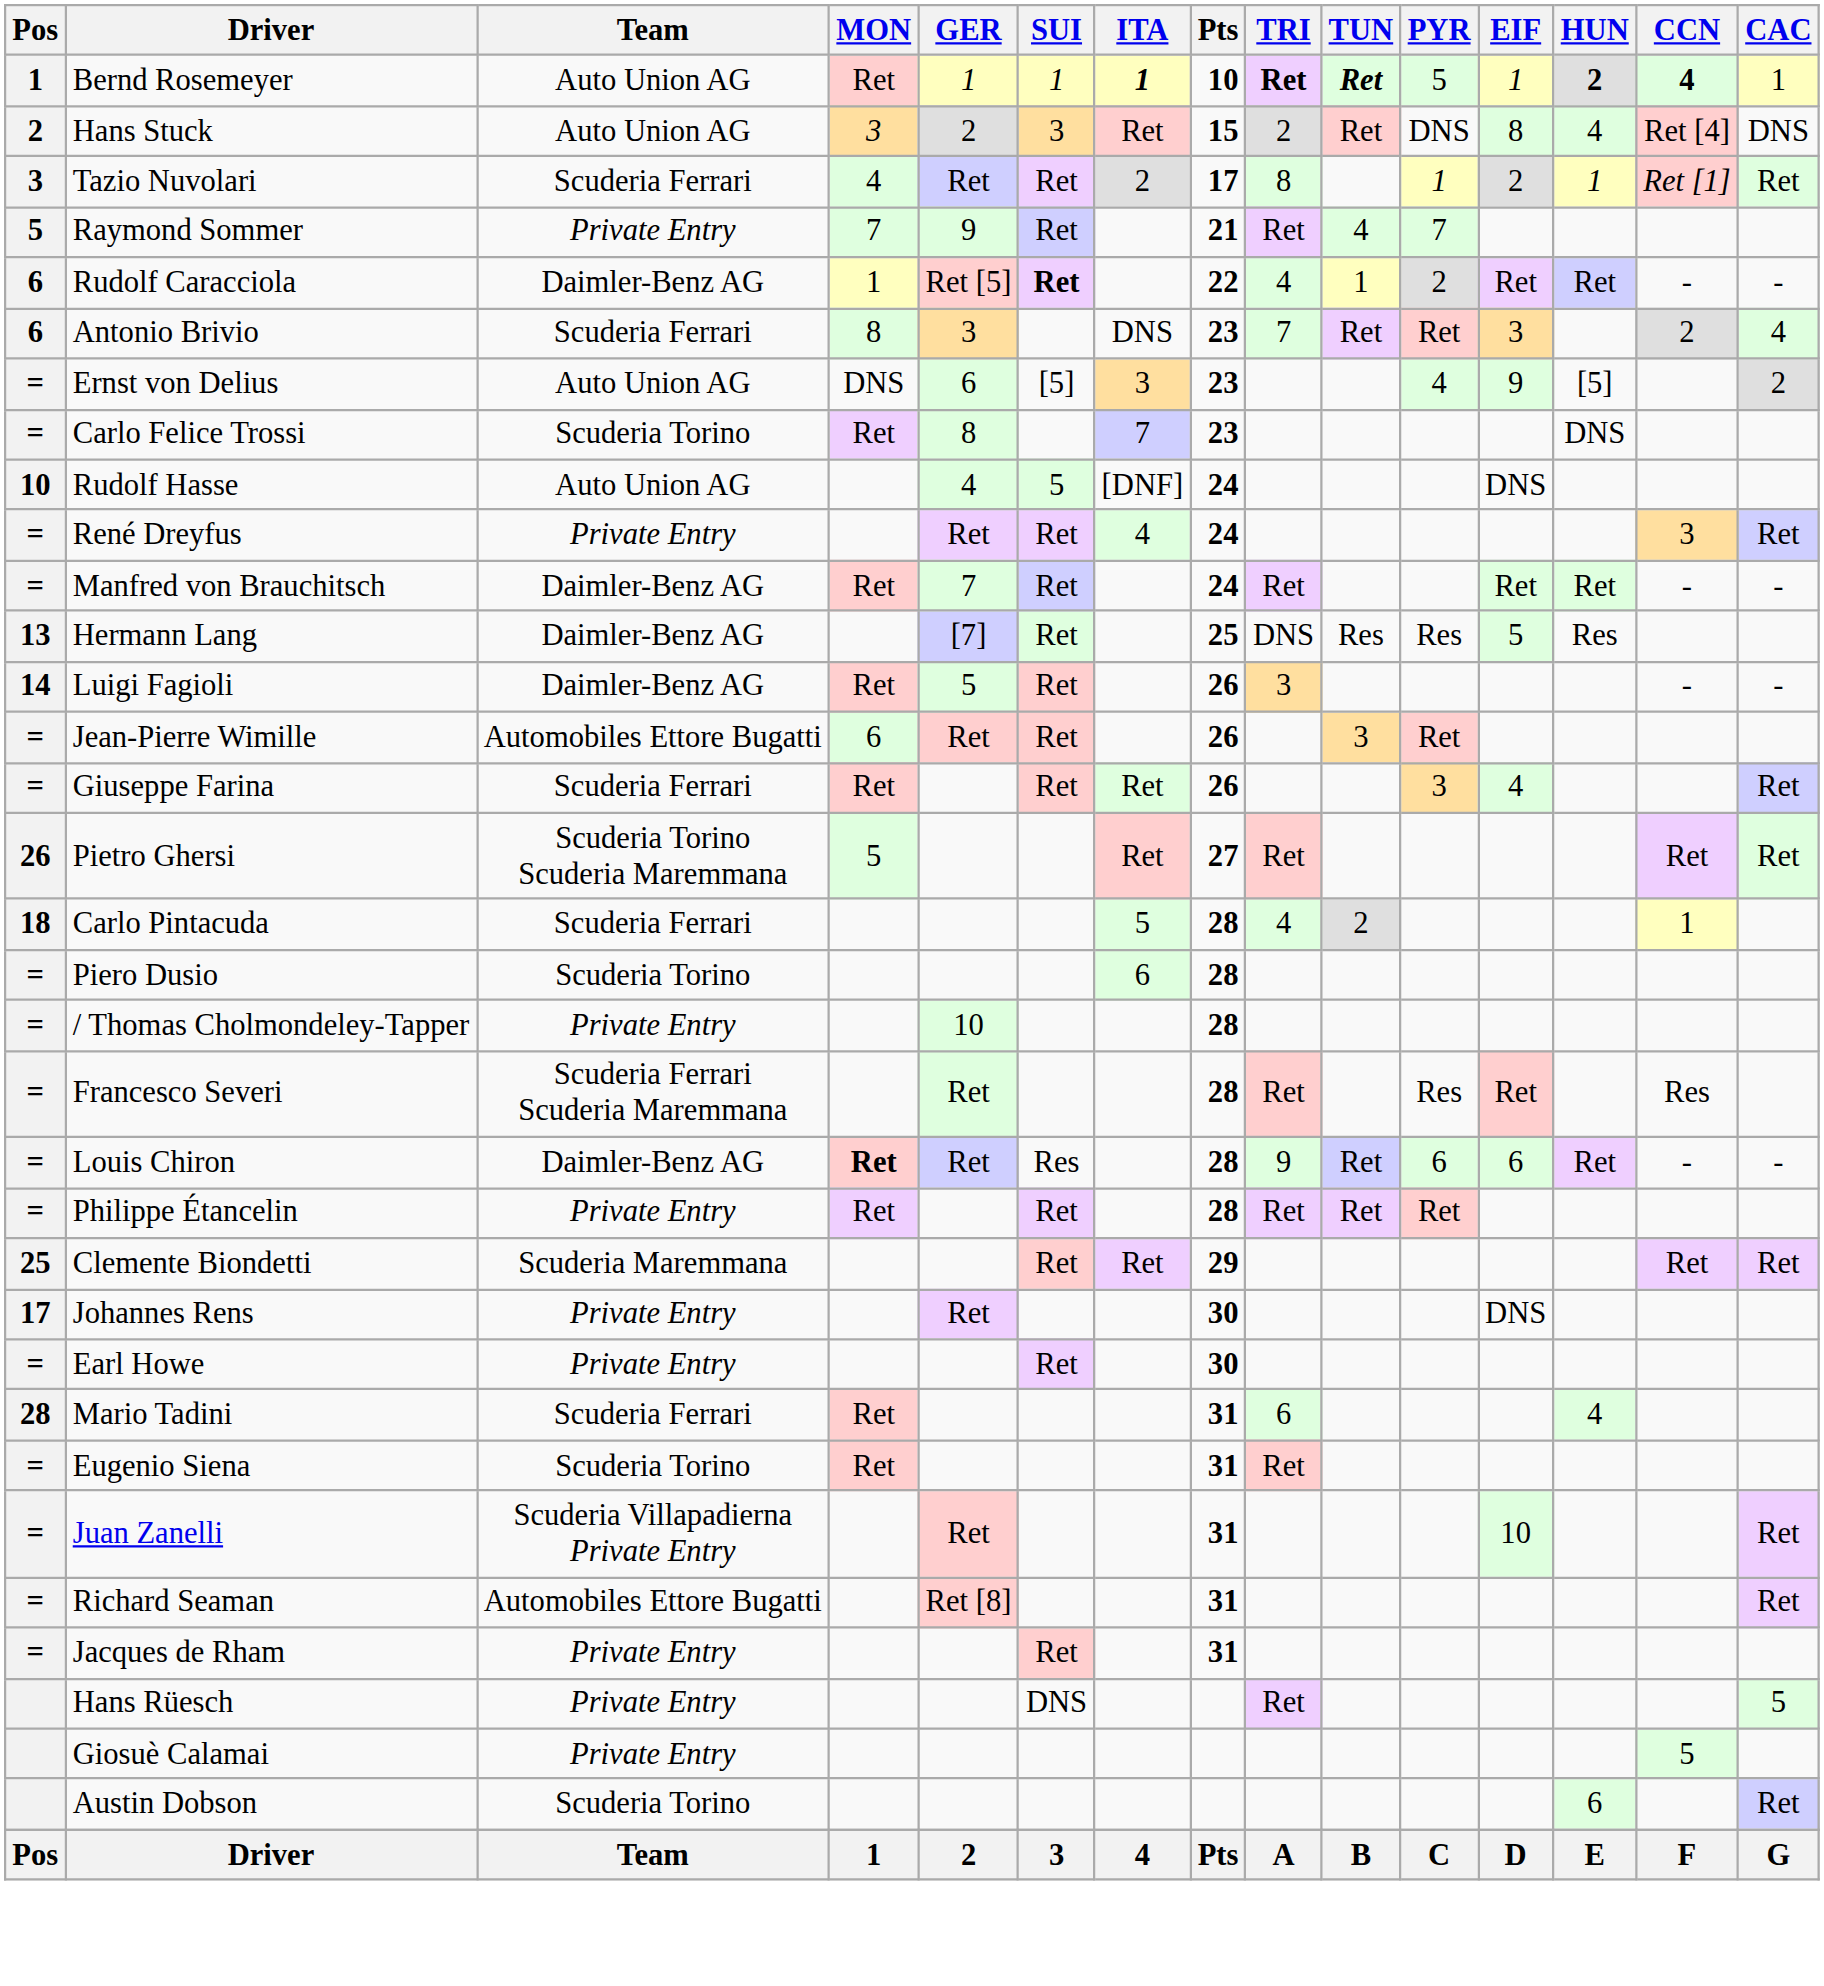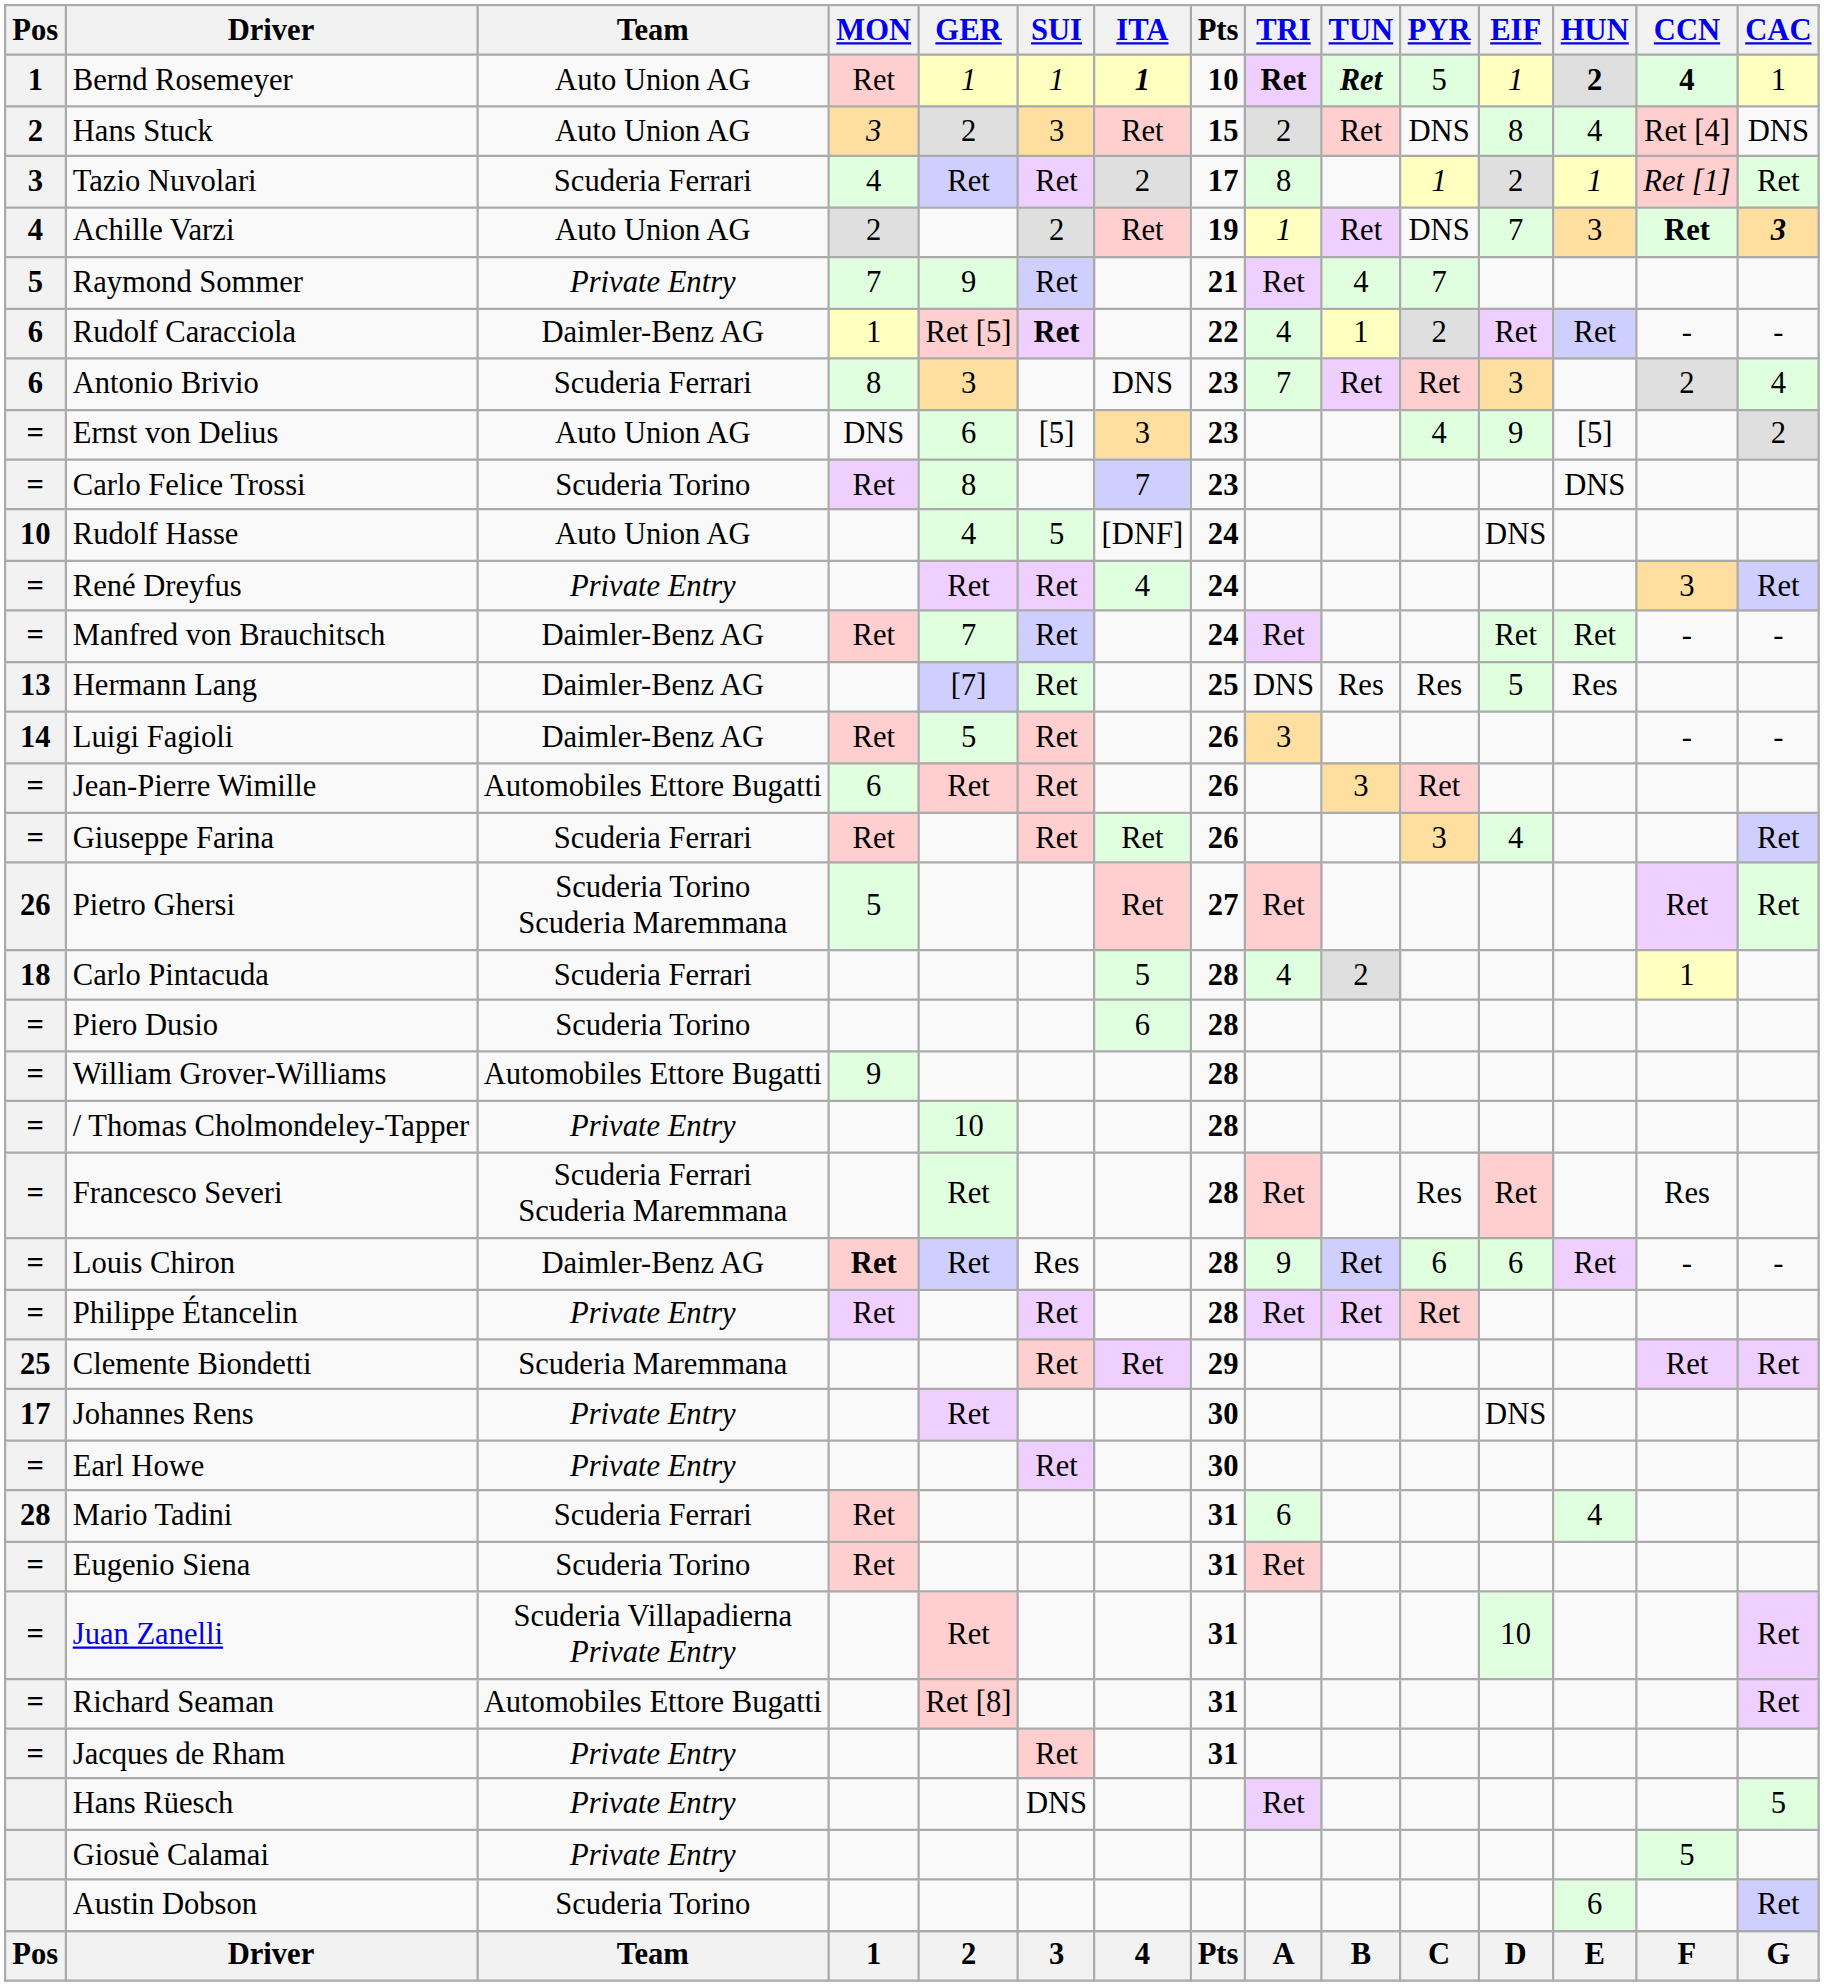+ row: (154, 231)
+ row: (230, 1075)
